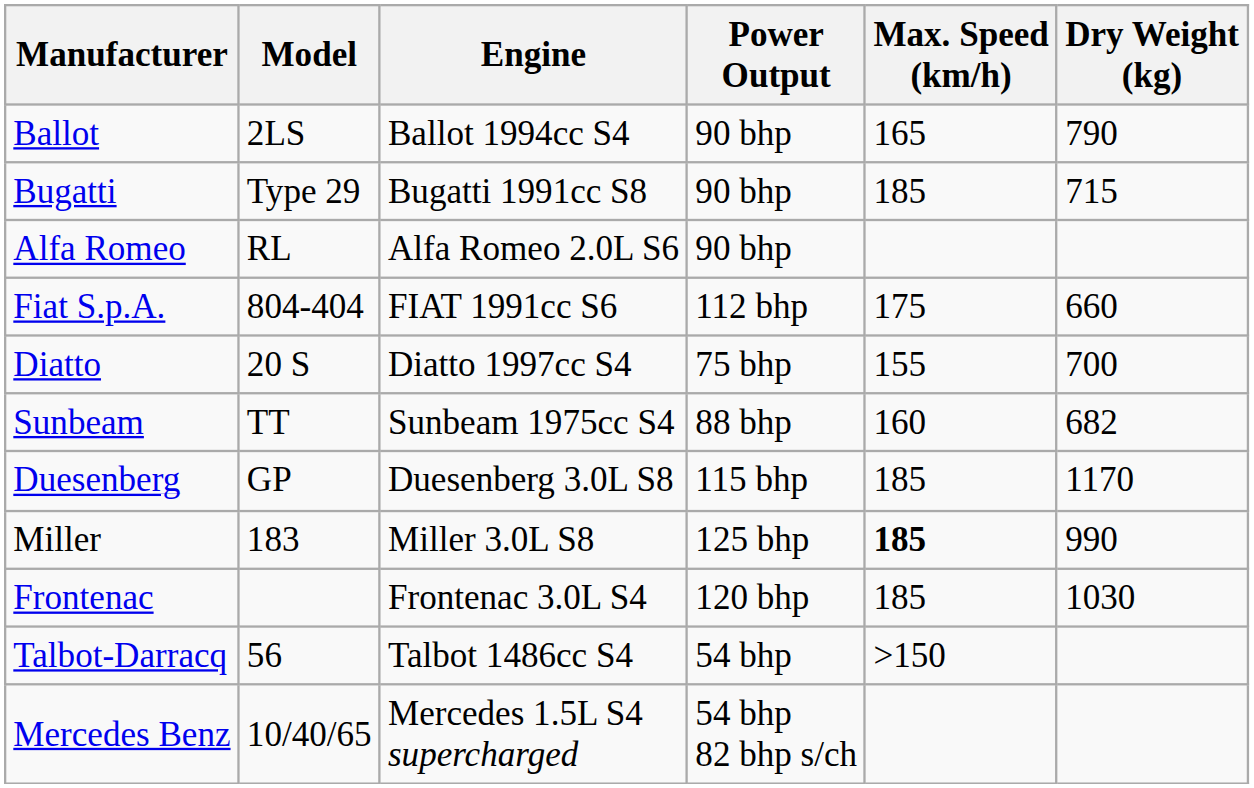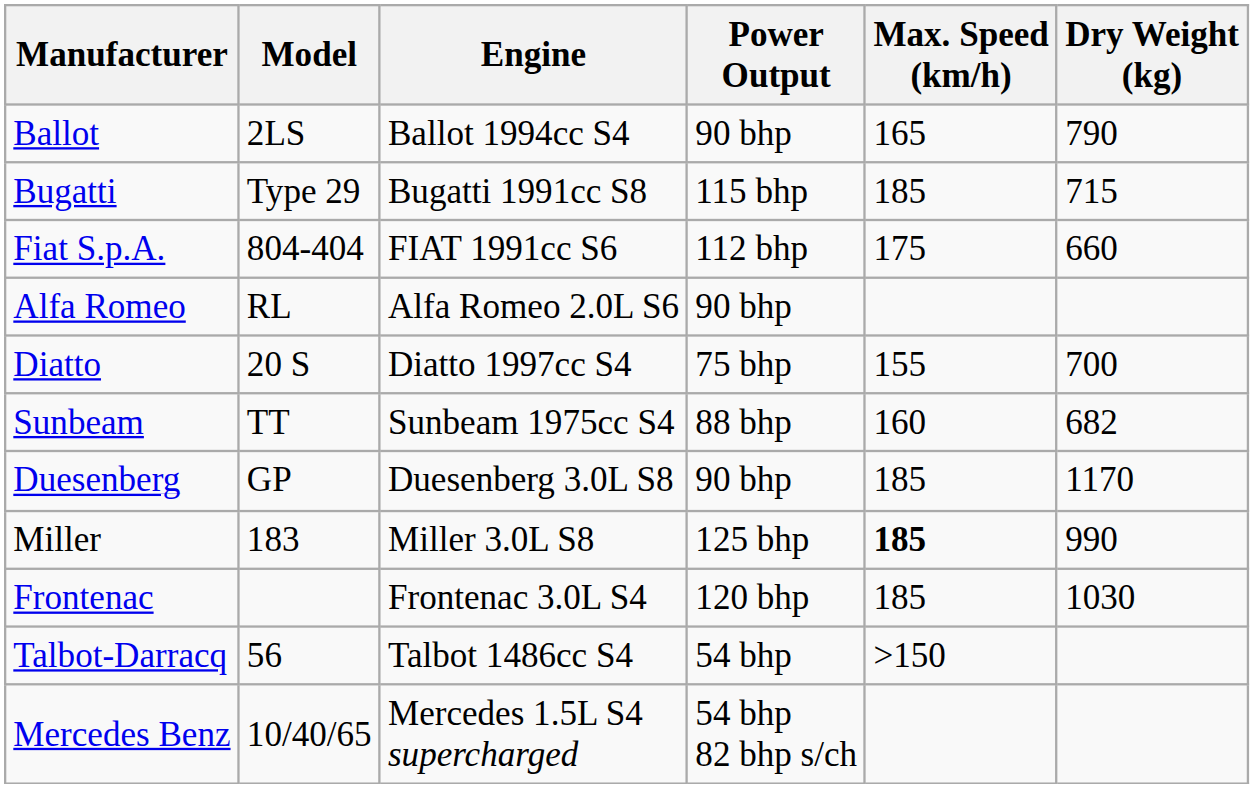(744, 191) 90 bhp -> (752, 191) 115 bhp
rows swapped: (89, 306) <-> (100, 248)
(752, 480) 115 bhp -> (744, 480) 90 bhp
